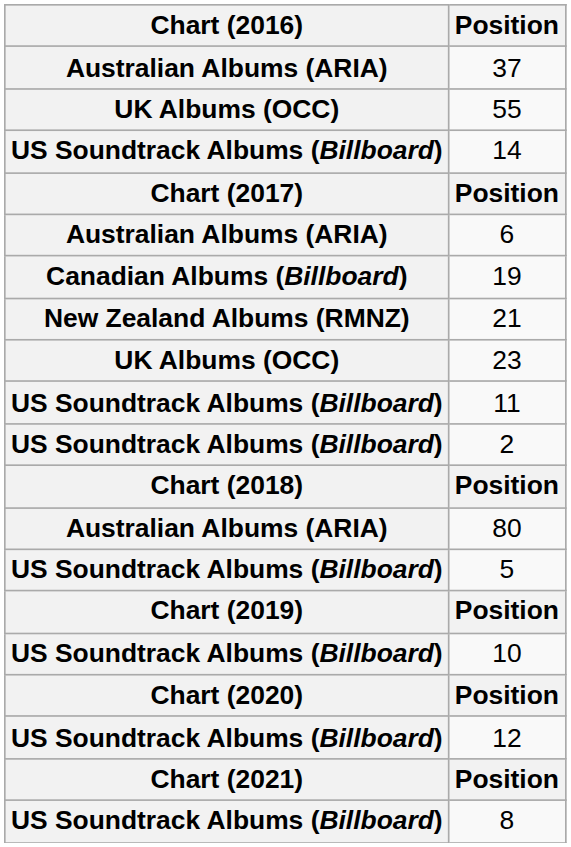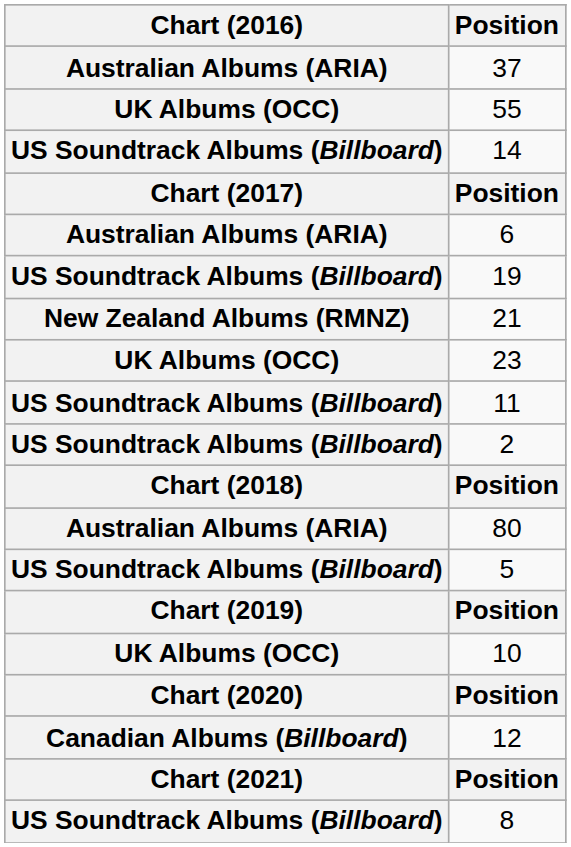(227, 276) Canadian Albums (Billboard) -> (227, 276) US Soundtrack Albums (Billboard)
(227, 653) US Soundtrack Albums (Billboard) -> (227, 653) UK Albums (OCC)
(227, 737) US Soundtrack Albums (Billboard) -> (227, 737) Canadian Albums (Billboard)
